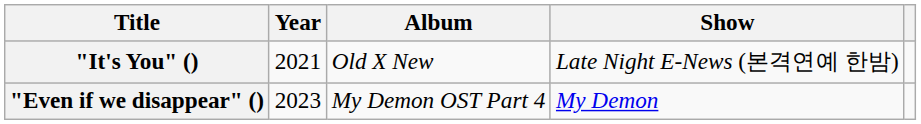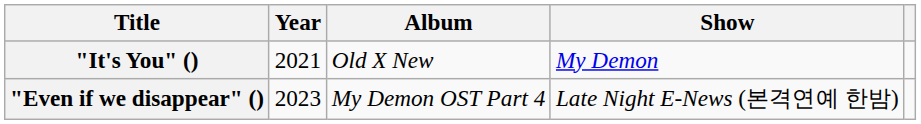(727, 61) Late Night E-News (본격연예 한밤) -> (607, 59) My Demon
(607, 100) My Demon -> (727, 97) Late Night E-News (본격연예 한밤)
